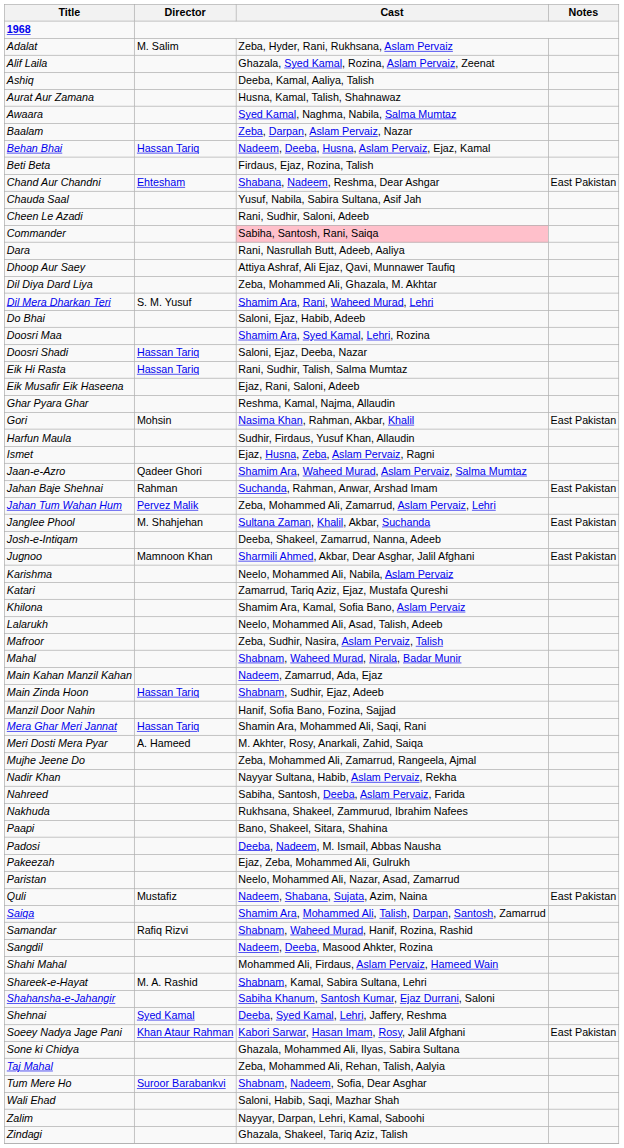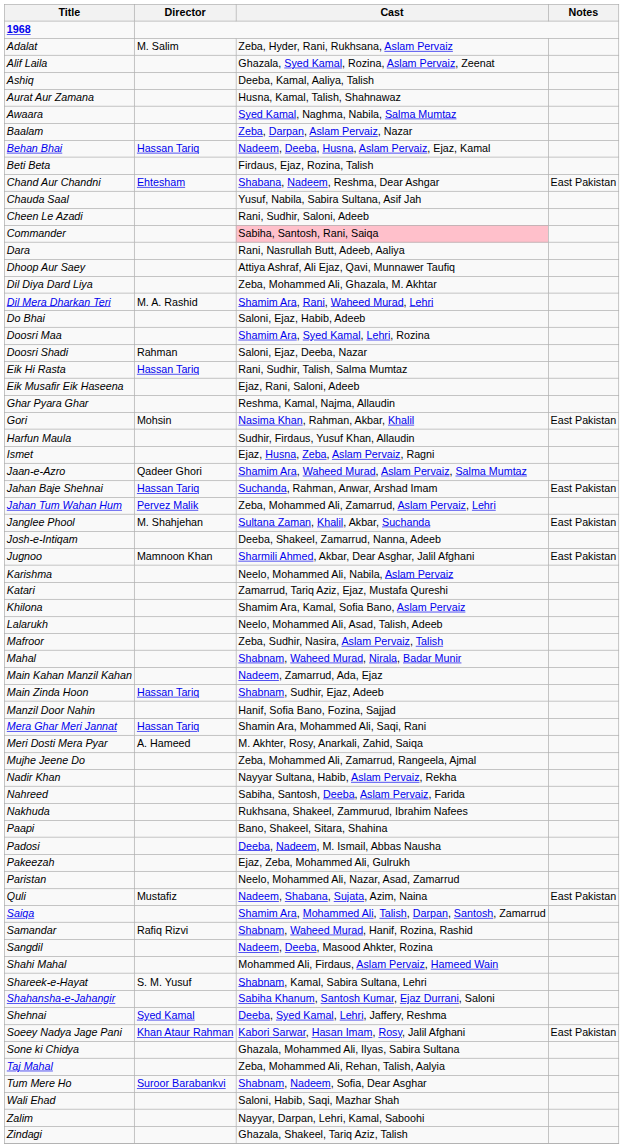(164, 302) S. M. Yusuf -> (167, 302) M. A. Rashid
(168, 353) Hassan Tariq -> (157, 353) Rahman
(157, 489) Rahman -> (168, 489) Hassan Tariq
(167, 982) M. A. Rashid -> (164, 982) S. M. Yusuf
